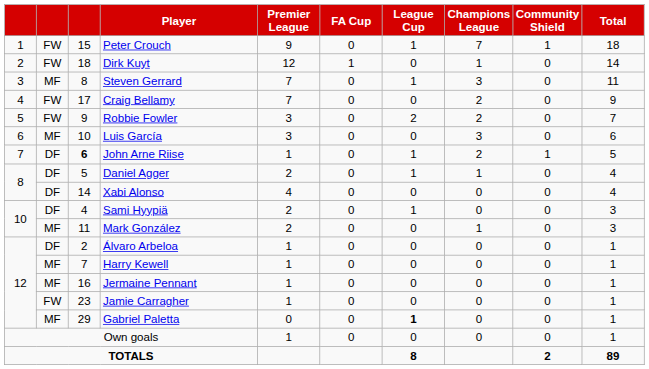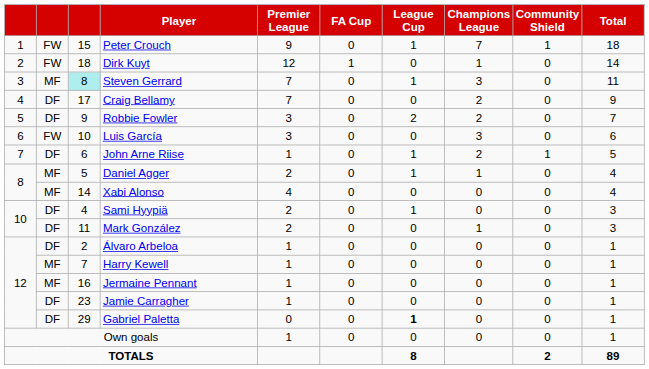(84, 81) no background -> (84, 81) paleturquoise background
(52, 100) FW -> (52, 100) DF
(52, 118) FW -> (52, 118) DF
(52, 136) MF -> (52, 136) FW
(84, 155) bold -> (84, 155) normal
(52, 173) DF -> (52, 173) MF
(52, 191) DF -> (52, 191) MF
(52, 228) MF -> (52, 228) DF
(52, 301) FW -> (52, 301) DF
(52, 319) MF -> (52, 319) DF
